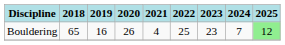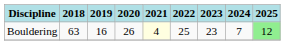(74, 31) 65 -> (74, 31) 63
(156, 31) no background -> (156, 31) lightyellow background
